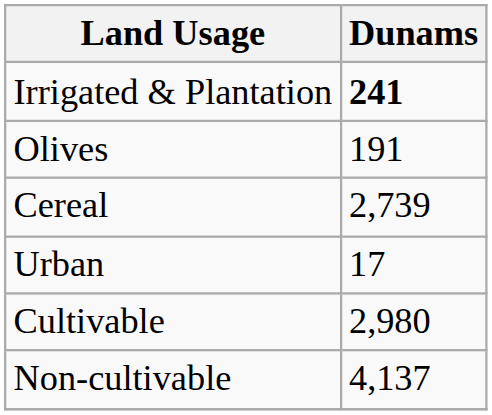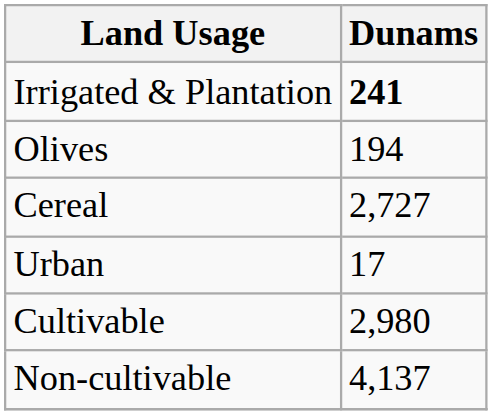(376, 148) 191 -> (376, 148) 194
(390, 206) 2,739 -> (390, 206) 2,727
